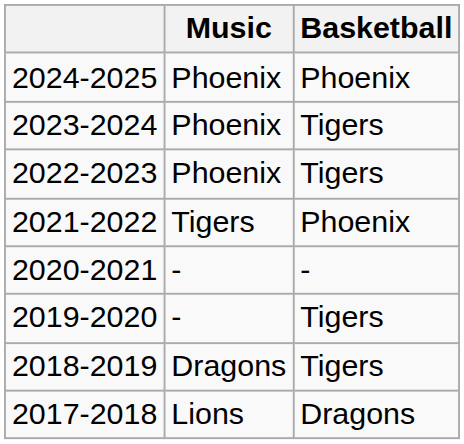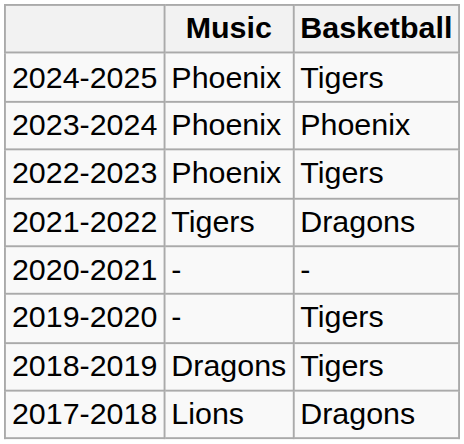(355, 76) Phoenix -> (342, 76) Tigers
(342, 125) Tigers -> (355, 125) Phoenix
(355, 221) Phoenix -> (358, 221) Dragons
